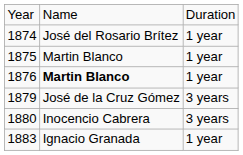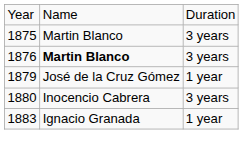- row: (22, 35)
(204, 56) 1 year -> (207, 35) 3 years
(204, 77) 1 year -> (207, 56) 3 years
(207, 98) 3 years -> (204, 77) 1 year
